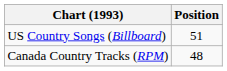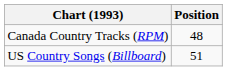rows swapped: (88, 55) <-> (87, 35)
